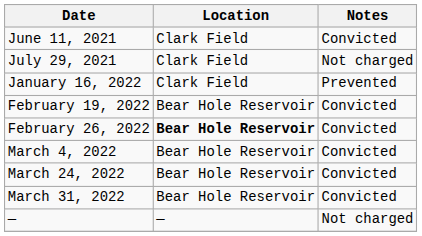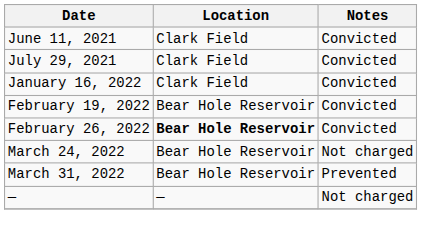(368, 61) Not charged -> (359, 61) Convicted
(359, 84) Prevented -> (359, 84) Convicted
- row: (62, 152)
(359, 175) Convicted -> (368, 152) Not charged
(359, 197) Convicted -> (359, 175) Prevented
